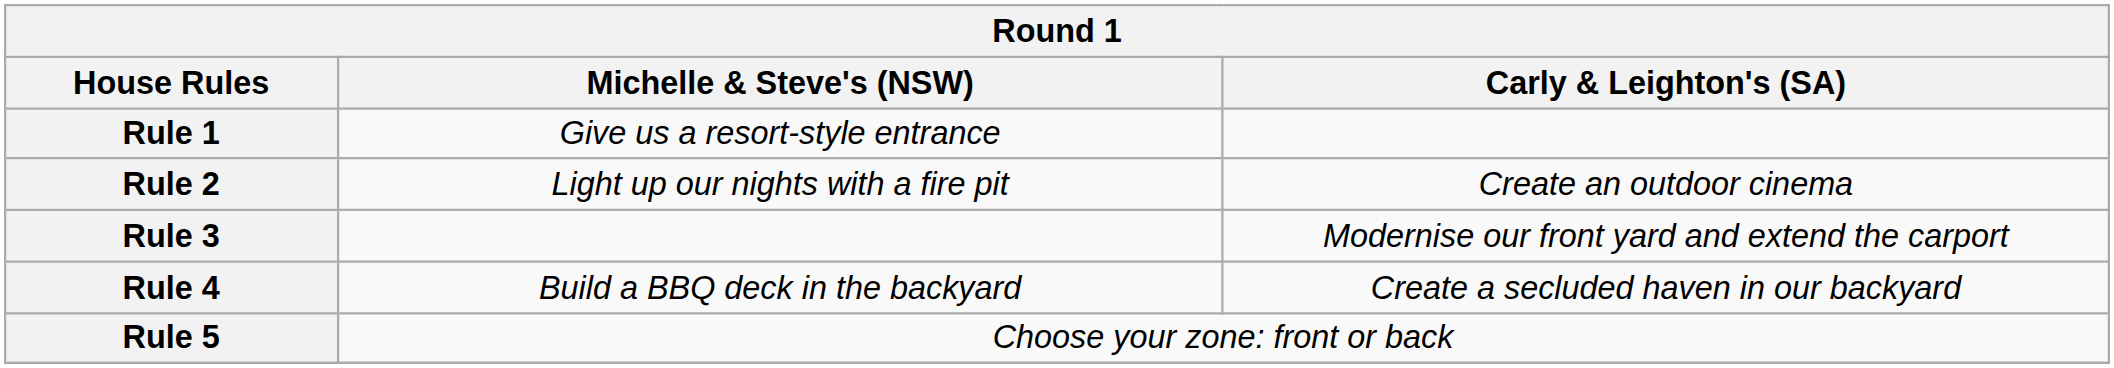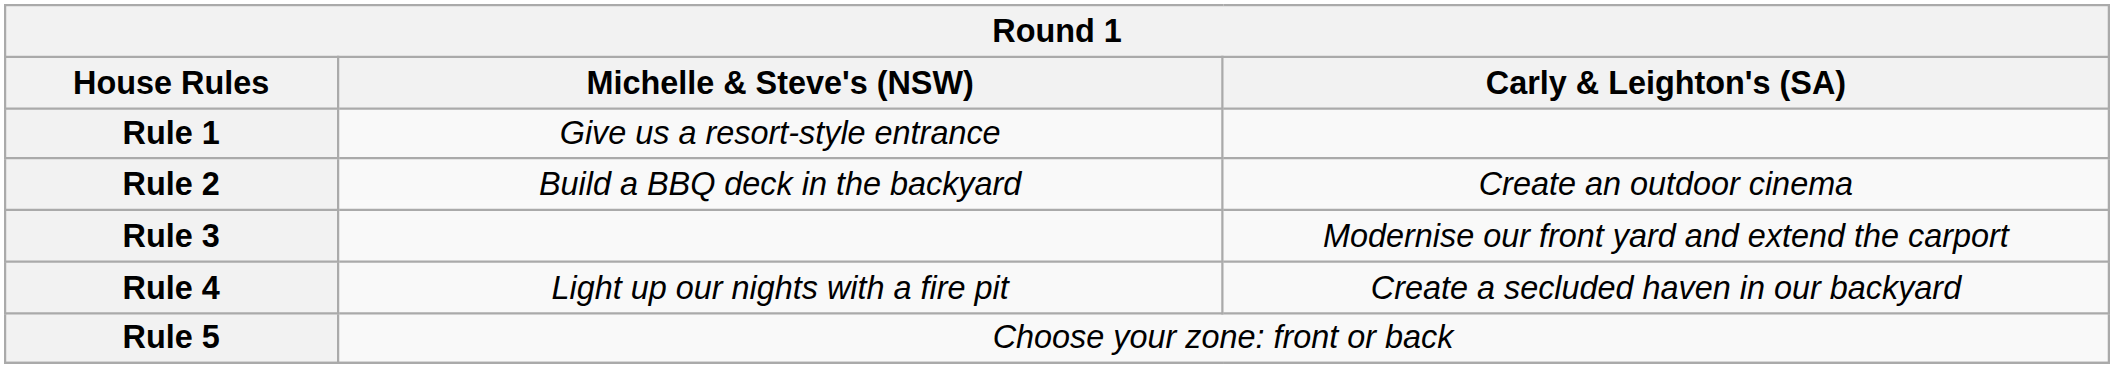(780, 185) Light up our nights with a fire pit -> (780, 185) Build a BBQ deck in the backyard
(780, 287) Build a BBQ deck in the backyard -> (780, 287) Light up our nights with a fire pit
